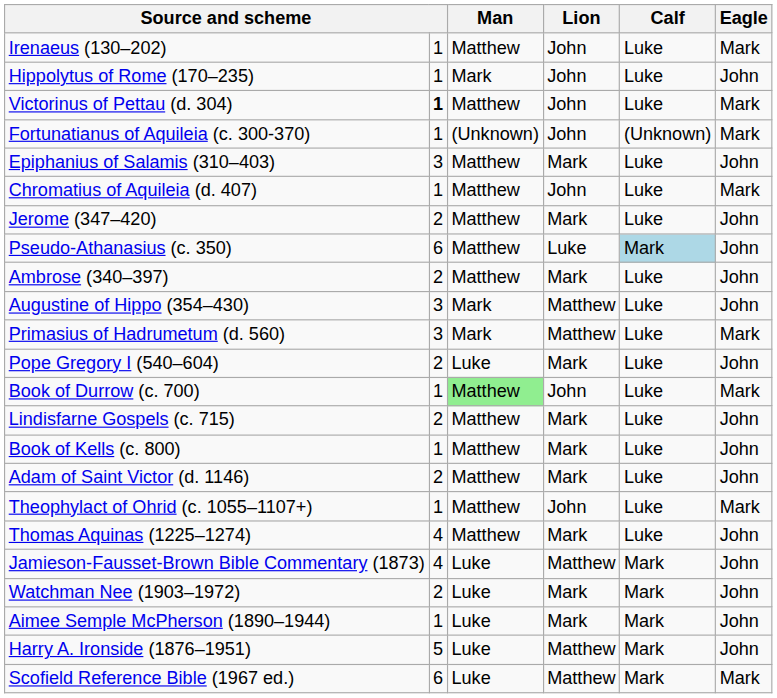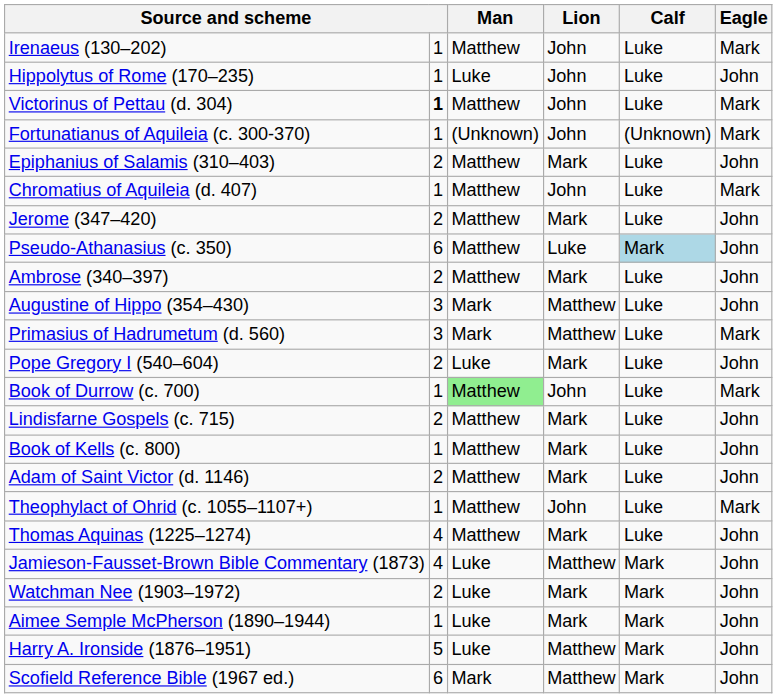(472, 76) Mark -> (471, 76) Luke
(438, 162) 3 -> (438, 162) 2
(471, 678) Luke -> (472, 678) Mark
(740, 678) Mark -> (739, 678) John
